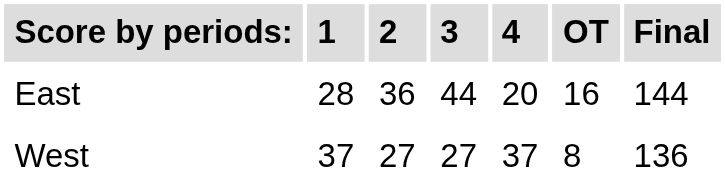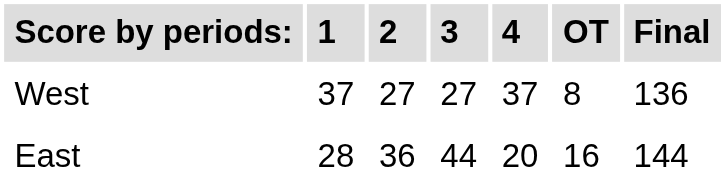rows swapped: (52, 156) <-> (47, 94)
